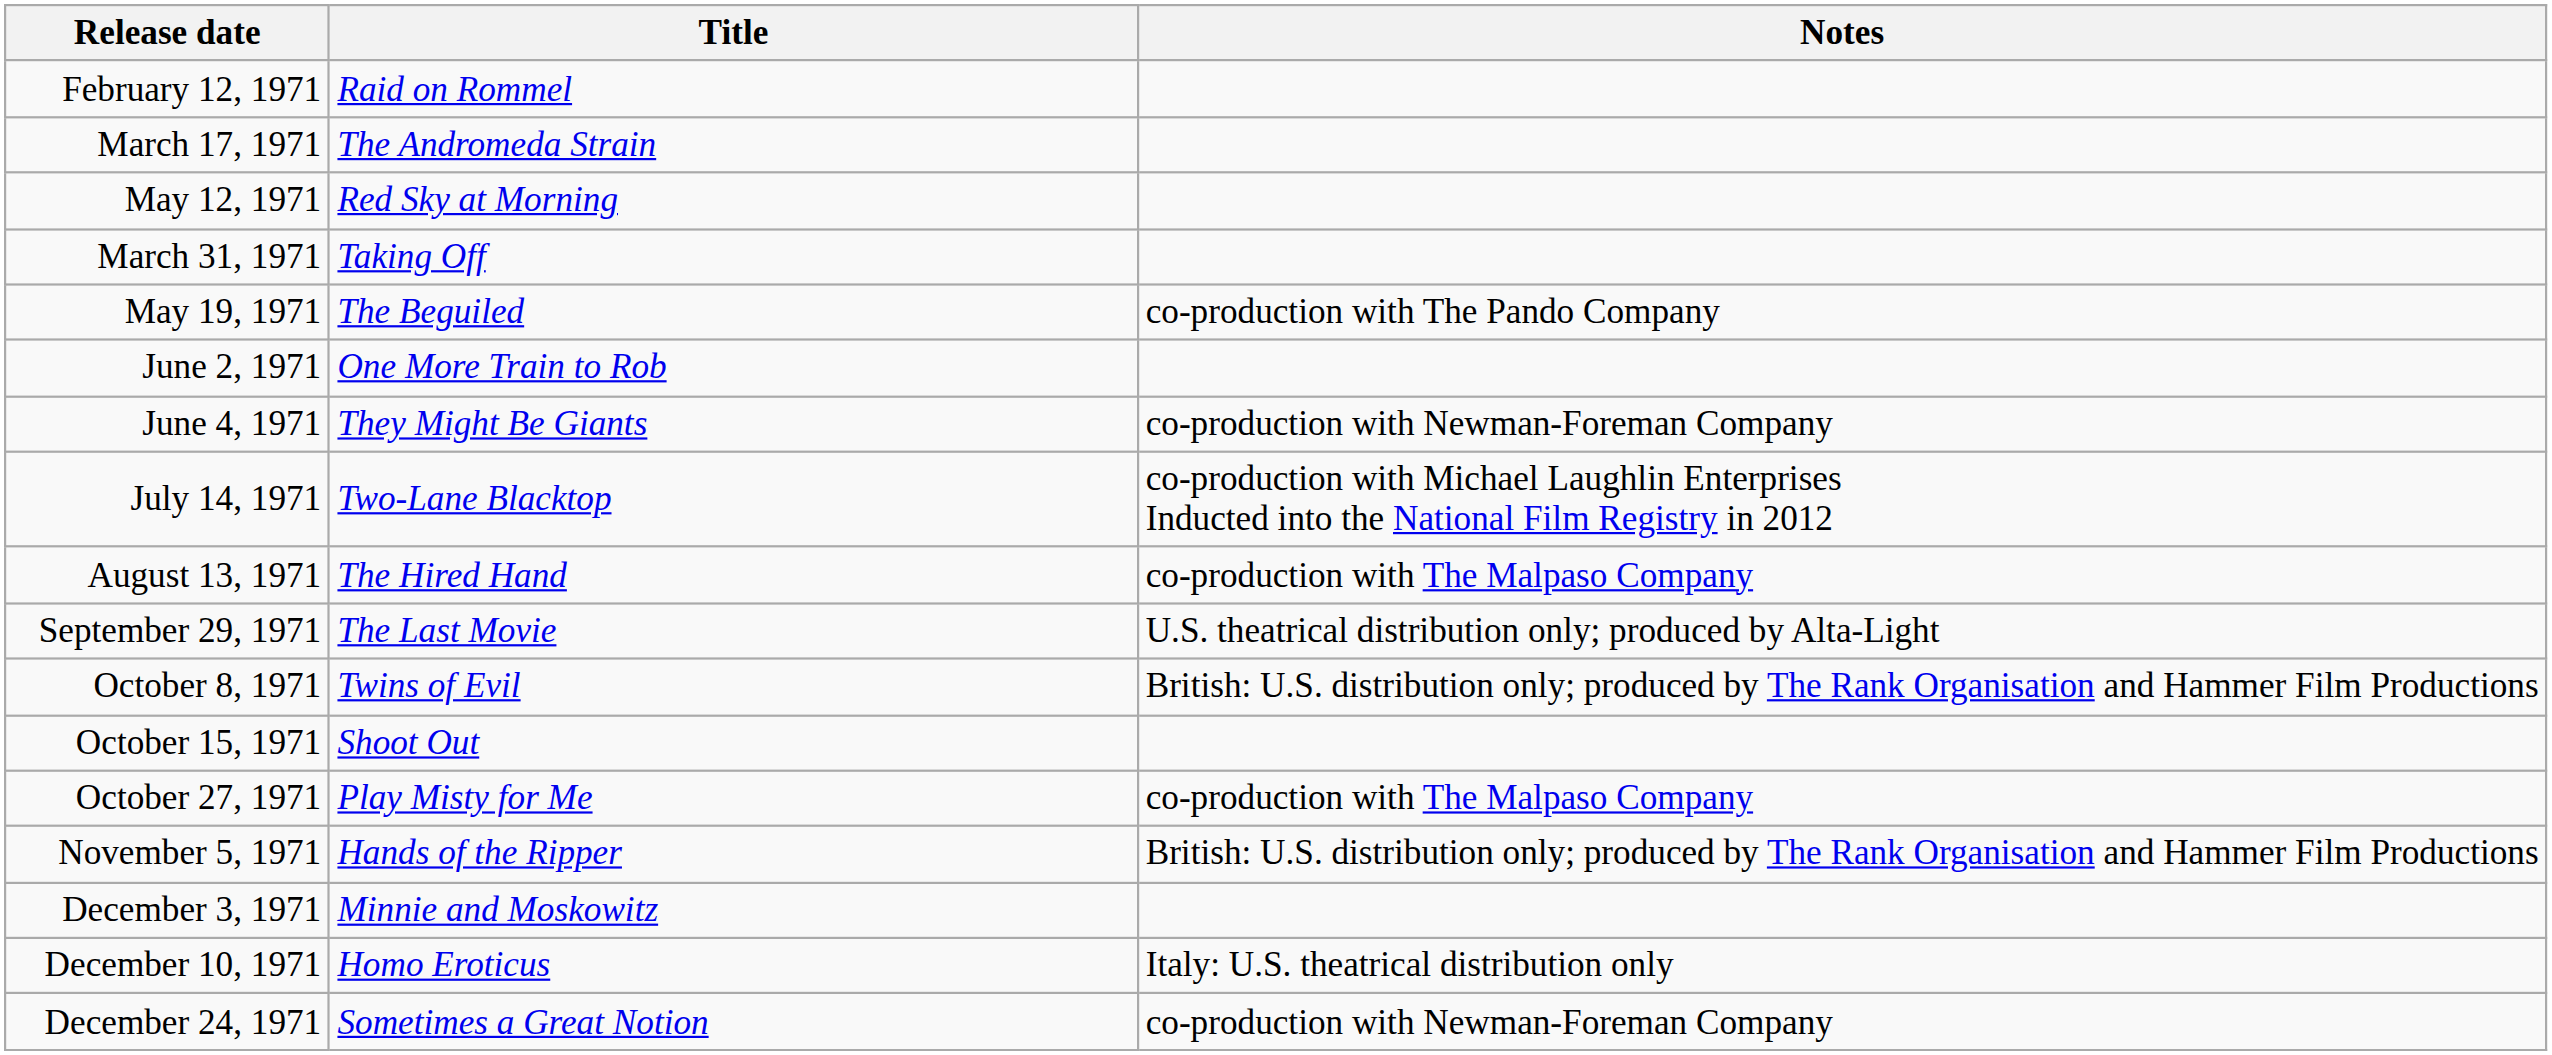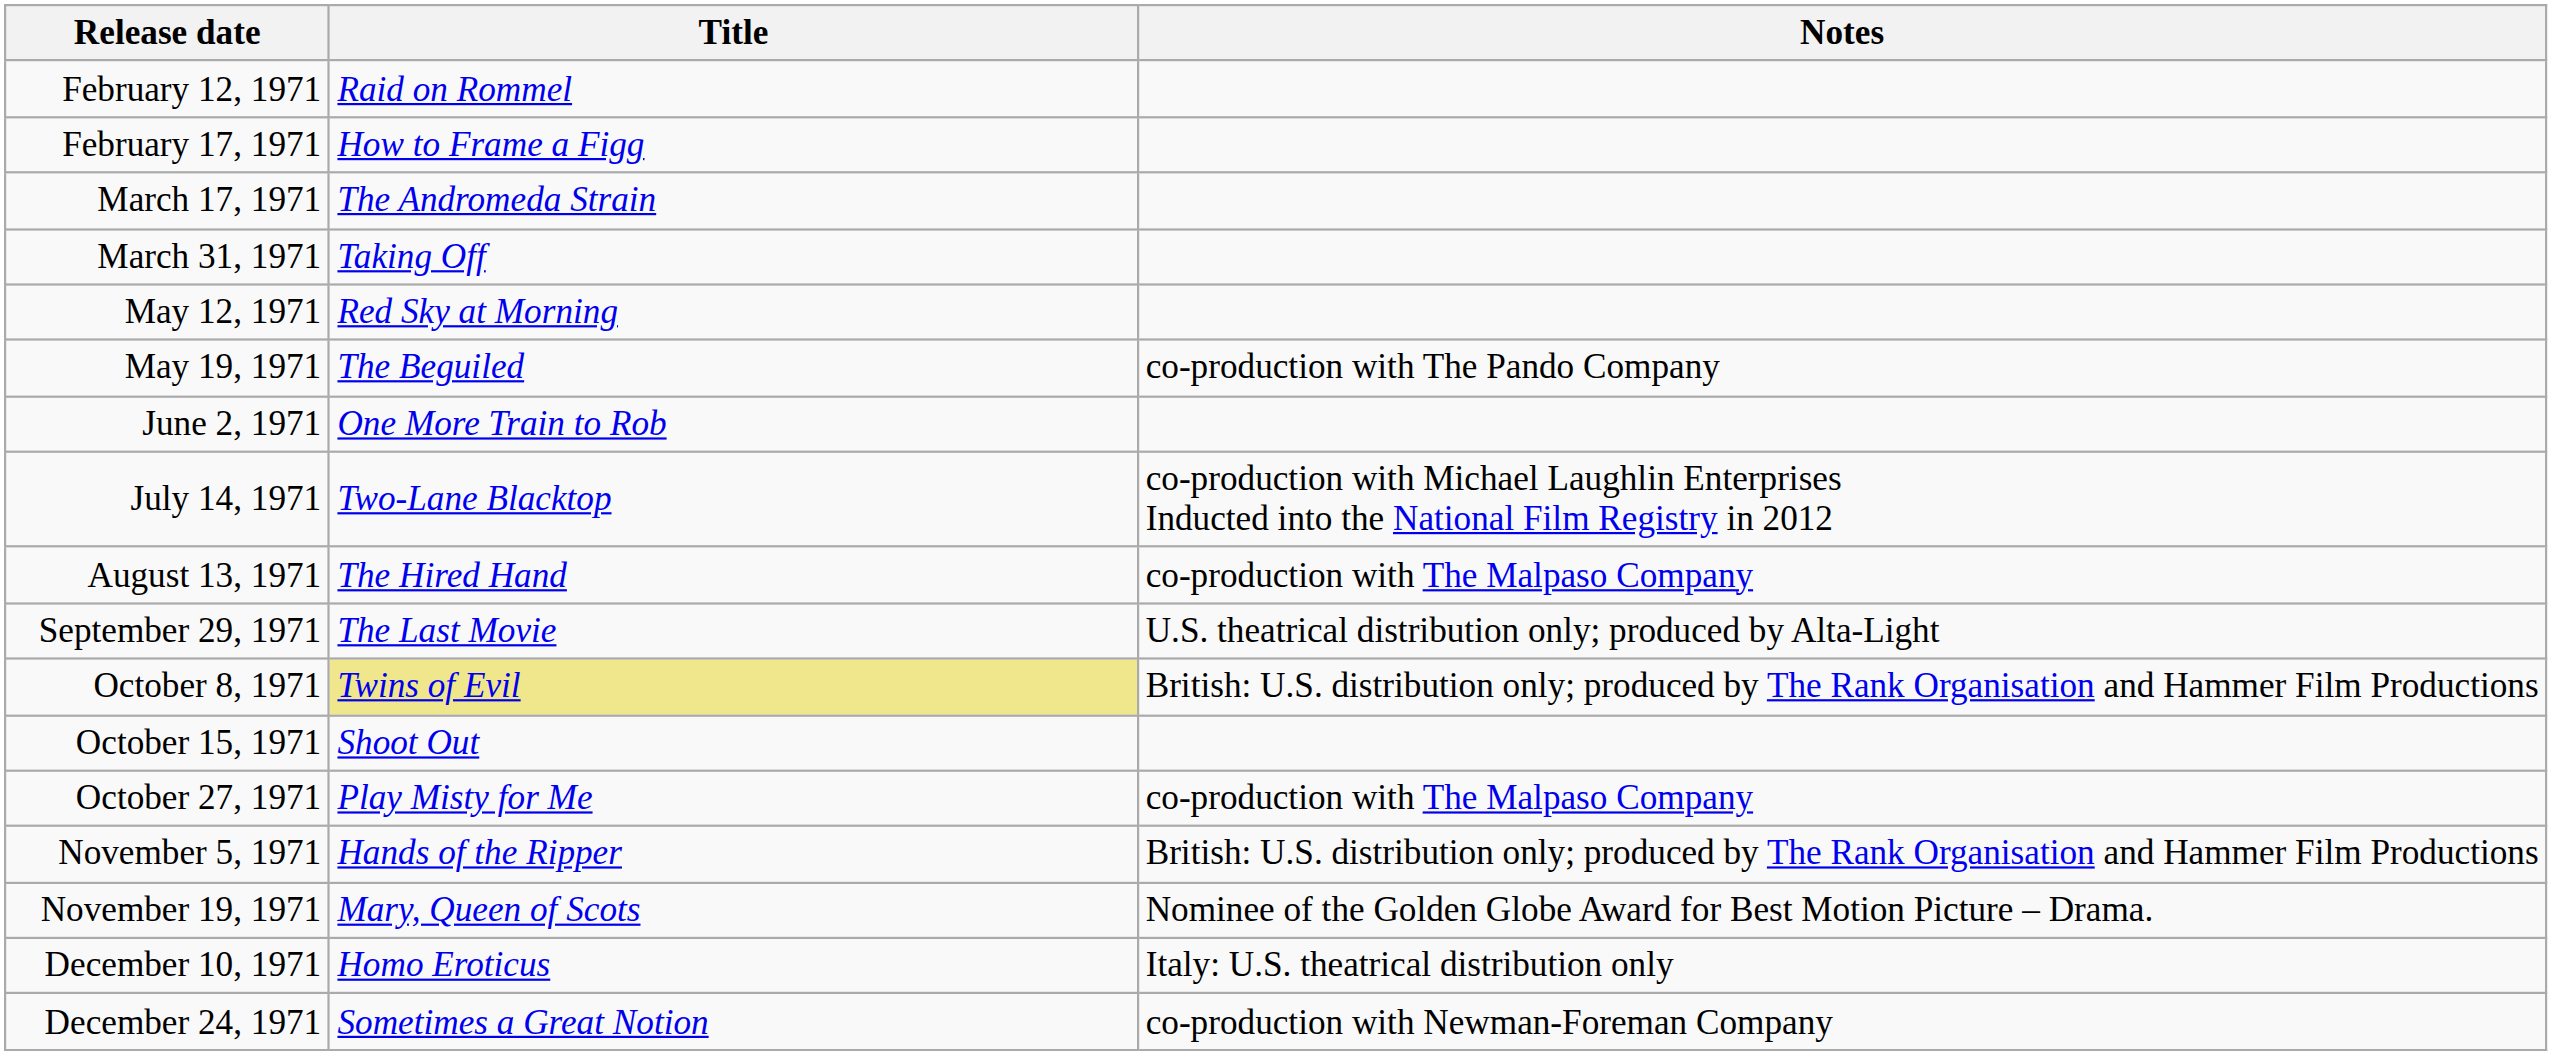+ row: (192, 144)
rows swapped: (209, 255) <-> (223, 199)
- row: (232, 423)
(429, 686) no background -> (429, 686) khaki background
+ row: (181, 909)
- row: (192, 909)
